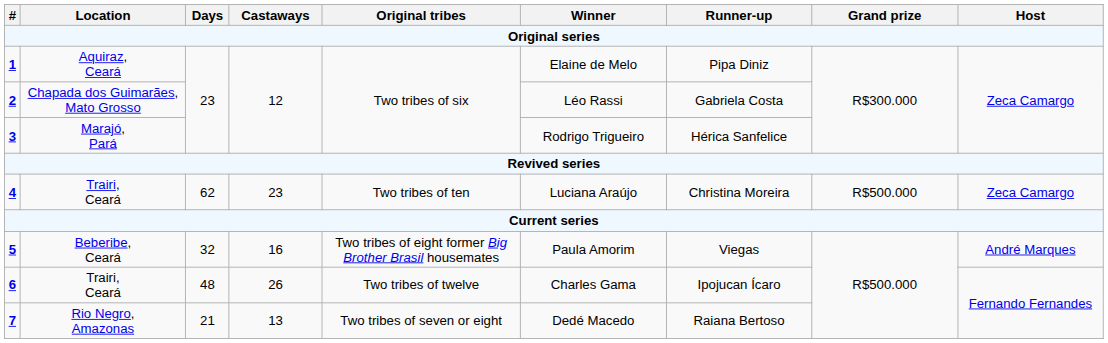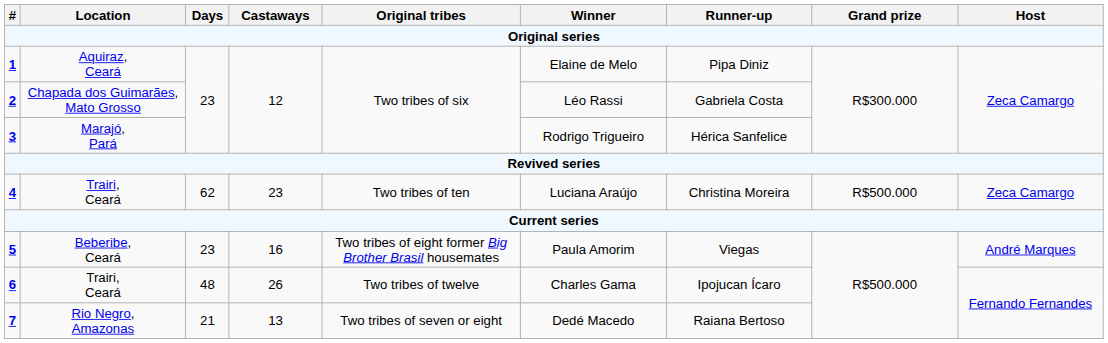(207, 249) 32 -> (207, 249) 23
